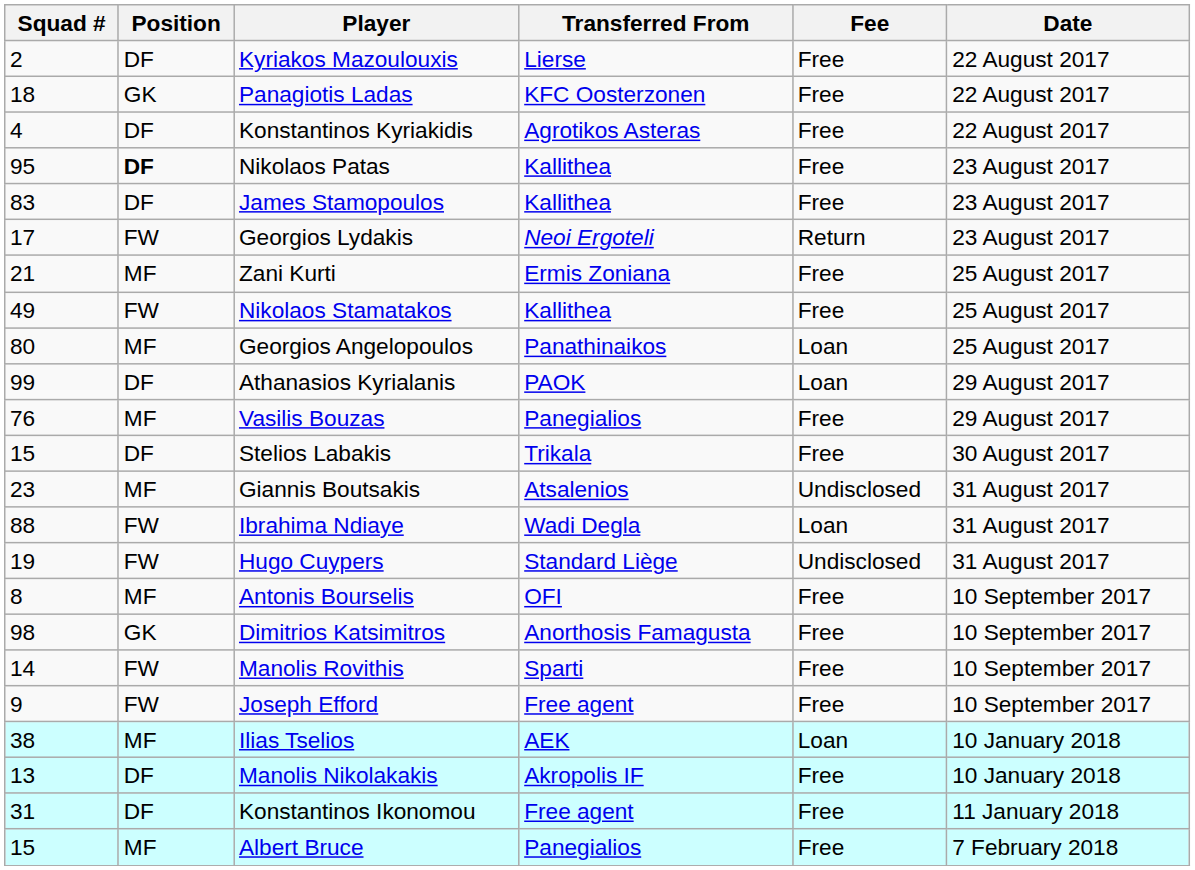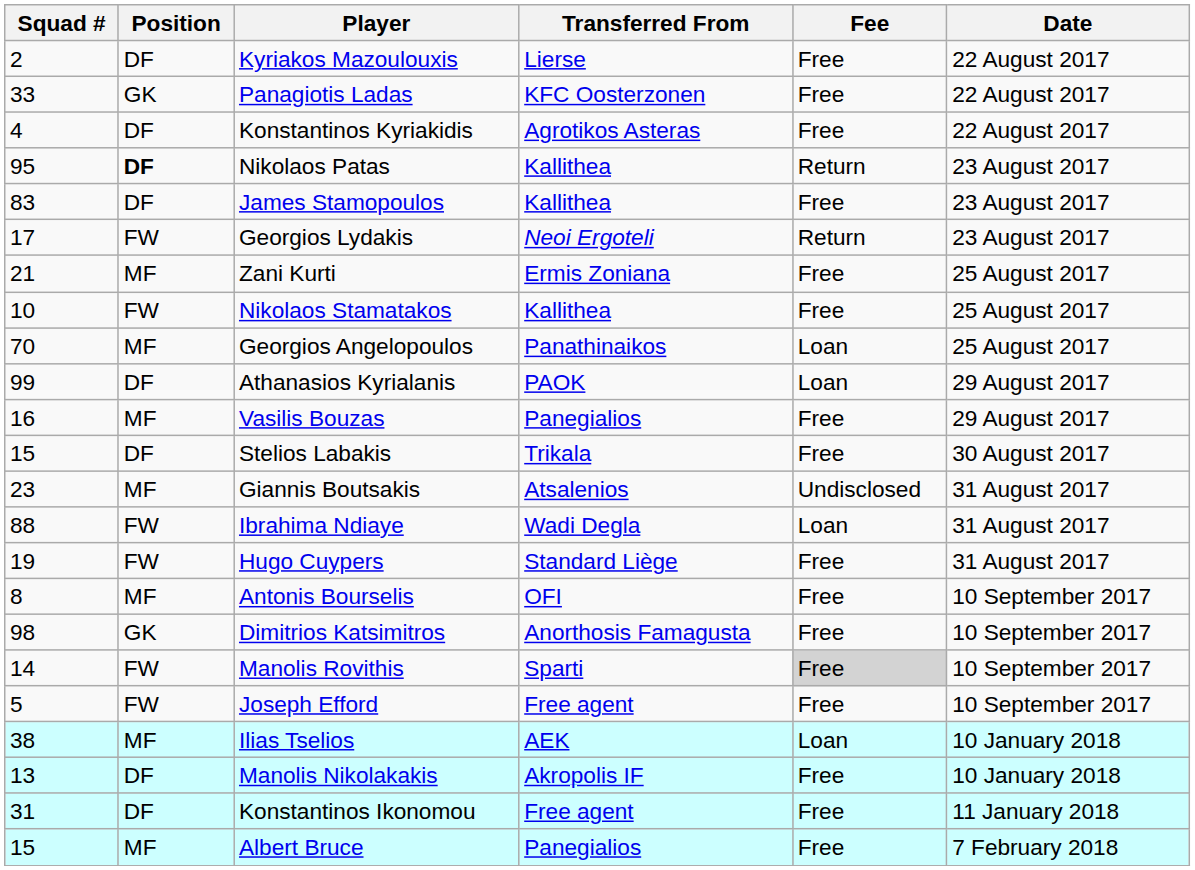(23, 95) 18 -> (23, 95) 33
(821, 166) Free -> (832, 166) Return
(23, 310) 49 -> (23, 310) 10
(23, 346) 80 -> (23, 346) 70
(23, 417) 76 -> (23, 417) 16
(859, 561) Undisclosed -> (821, 561) Free
(821, 668) no background -> (821, 668) lightgrey background
(16, 704) 9 -> (16, 704) 5
